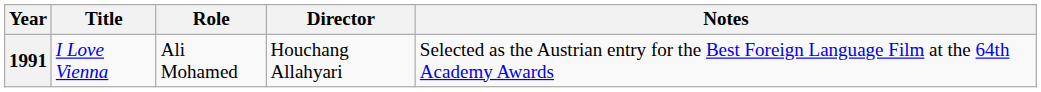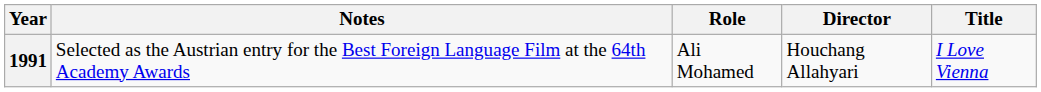columns swapped: (104, 19) <-> (726, 19)
